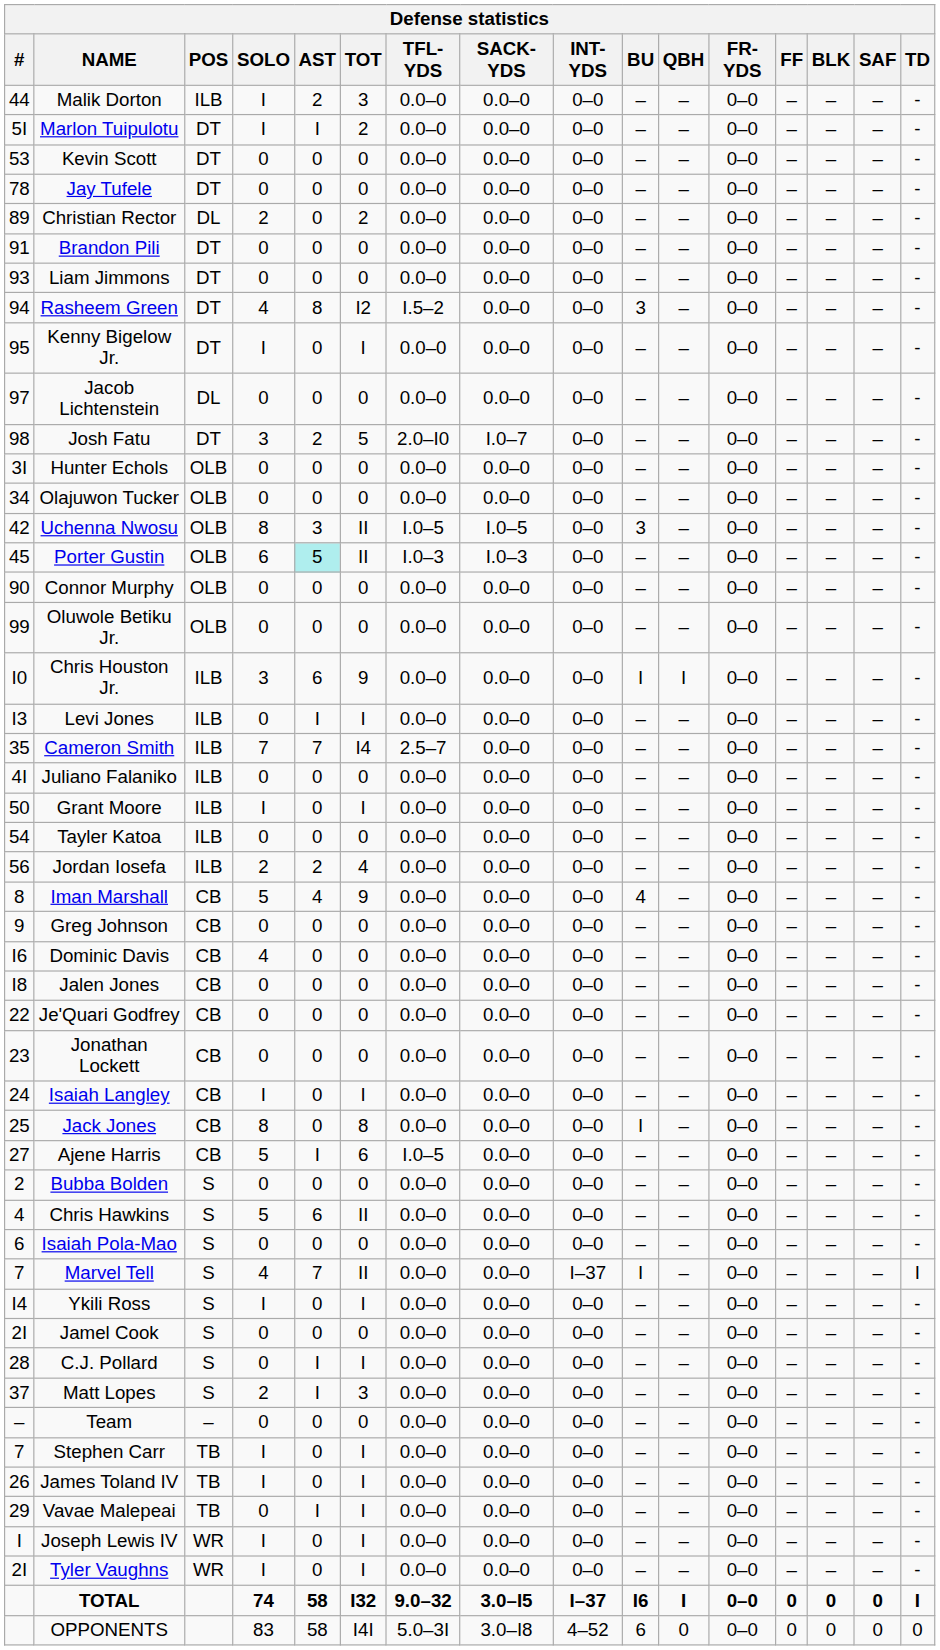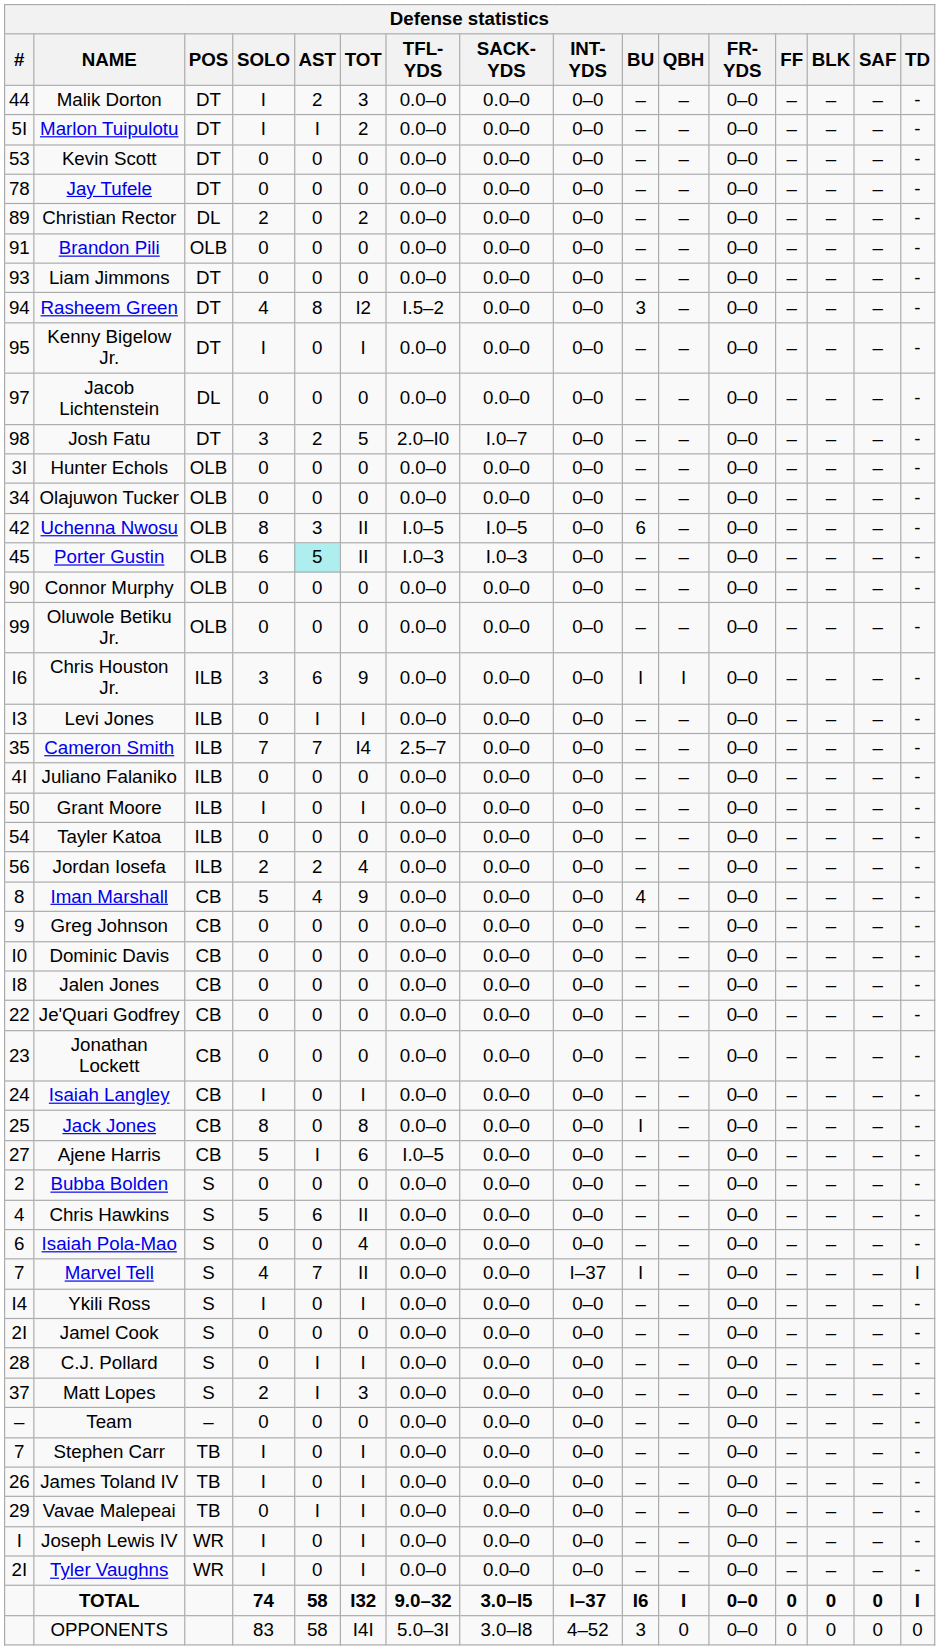(209, 99) ILB -> (209, 99) DT
(209, 248) DT -> (209, 248) OLB
(641, 527) 3 -> (641, 527) 6
(19, 678) I0 -> (19, 678) I6
(19, 955) I6 -> (19, 955) I0
(263, 955) 4 -> (263, 955) 0
(363, 1244) 0 -> (363, 1244) 4
(641, 1630) 6 -> (641, 1630) 3
